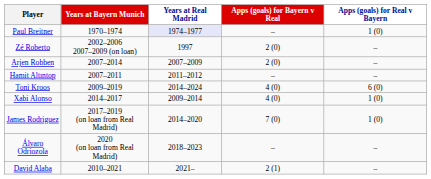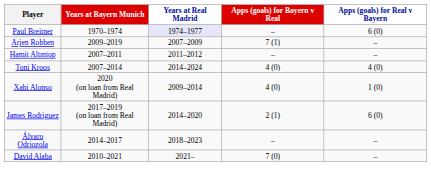(375, 31) 1 (0) -> (375, 31) 6 (0)
- row: (33, 47)
(105, 63) 2007–2014 -> (105, 43) 2009–2019
(273, 63) 2 (0) -> (273, 43) 7 (1)
(105, 87) 2009–2019 -> (105, 67) 2007–2014
(375, 87) 6 (0) -> (375, 67) 4 (0)
(105, 99) 2014–2017 -> (105, 87) 2020 (on loan from Real Madrid)
(273, 119) 7 (0) -> (273, 115) 2 (1)
(375, 119) 1 (0) -> (375, 115) 6 (0)
(105, 148) 2020 (on loan from Real Madrid) -> (105, 140) 2014–2017
(273, 168) 2 (1) -> (273, 156) 7 (0)
